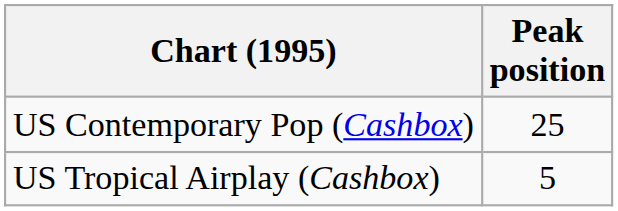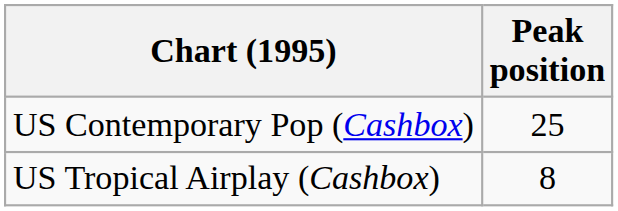(547, 177) 5 -> (547, 177) 8
